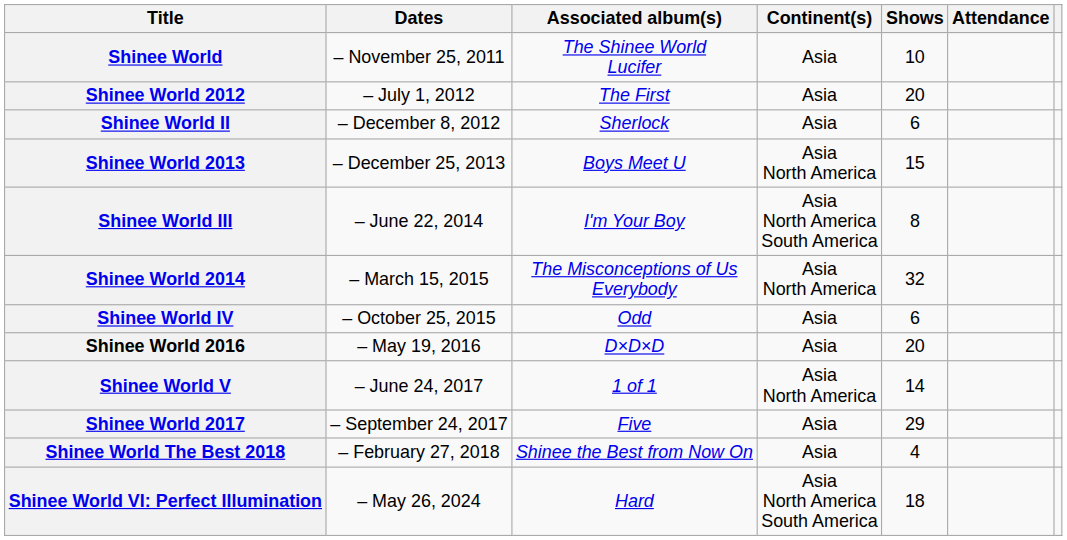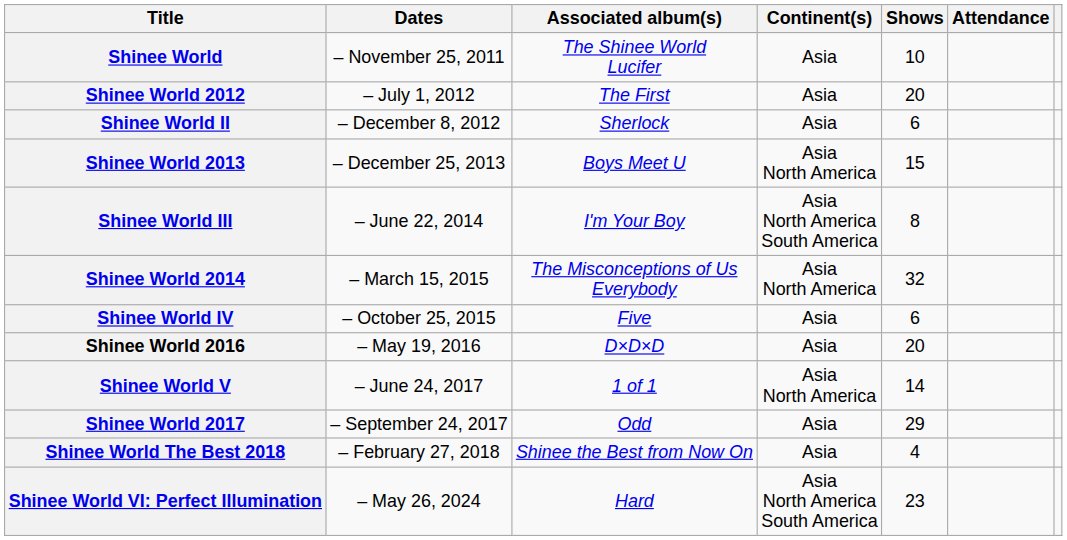(634, 318) Odd -> (634, 318) Five
(634, 423) Five -> (634, 423) Odd
(915, 500) 18 -> (915, 500) 23
